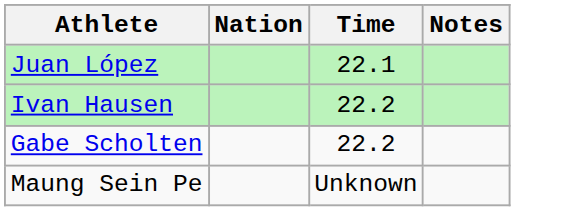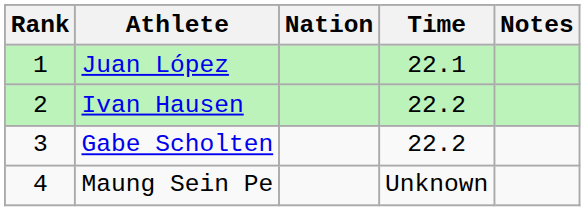+ column: (40, 25)
